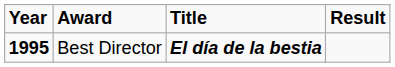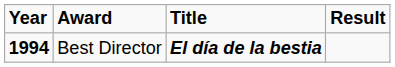(29, 47) 1995 -> (29, 47) 1994
